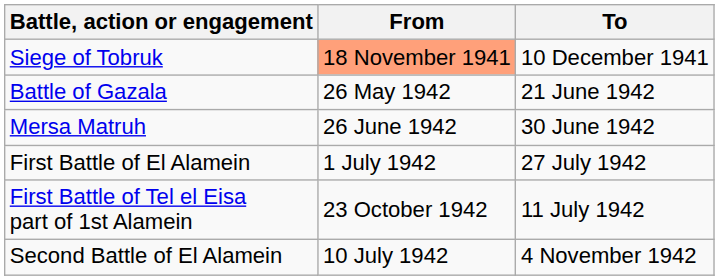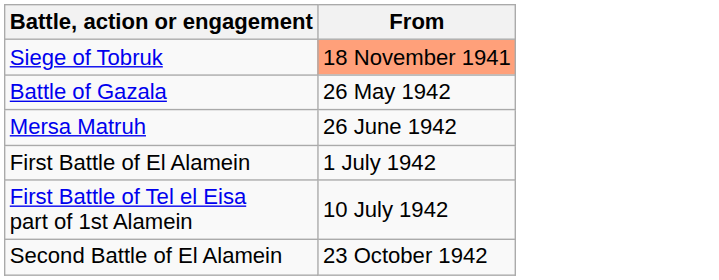- column: (615, 22)
(405, 209) 23 October 1942 -> (386, 209) 10 July 1942
(386, 256) 10 July 1942 -> (405, 256) 23 October 1942
